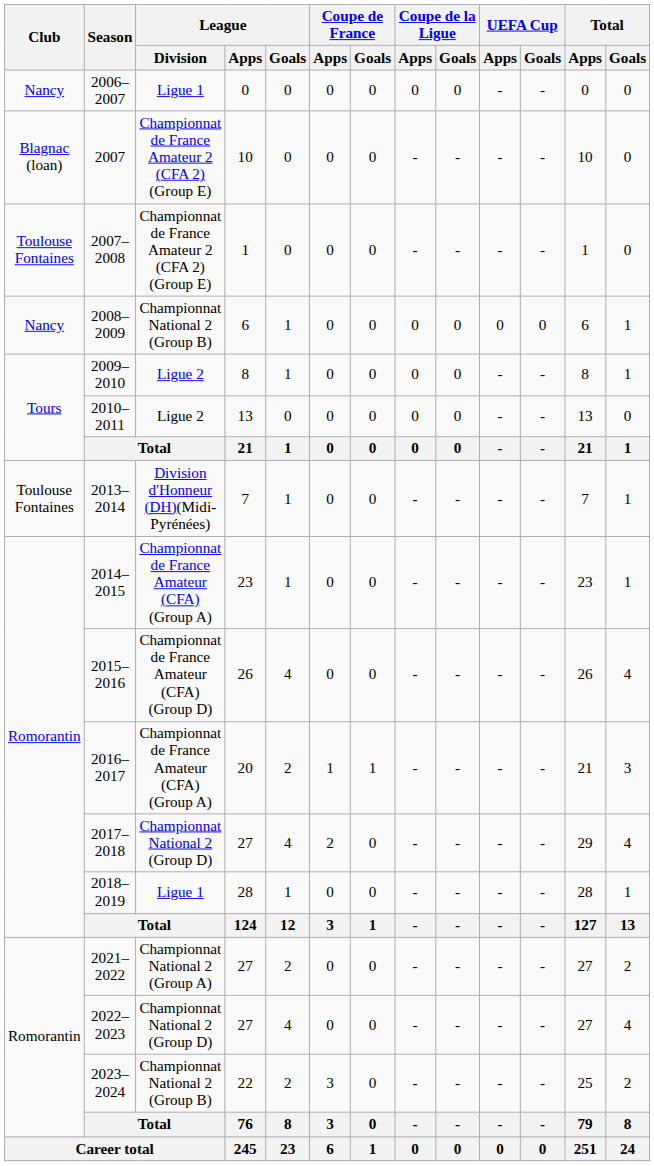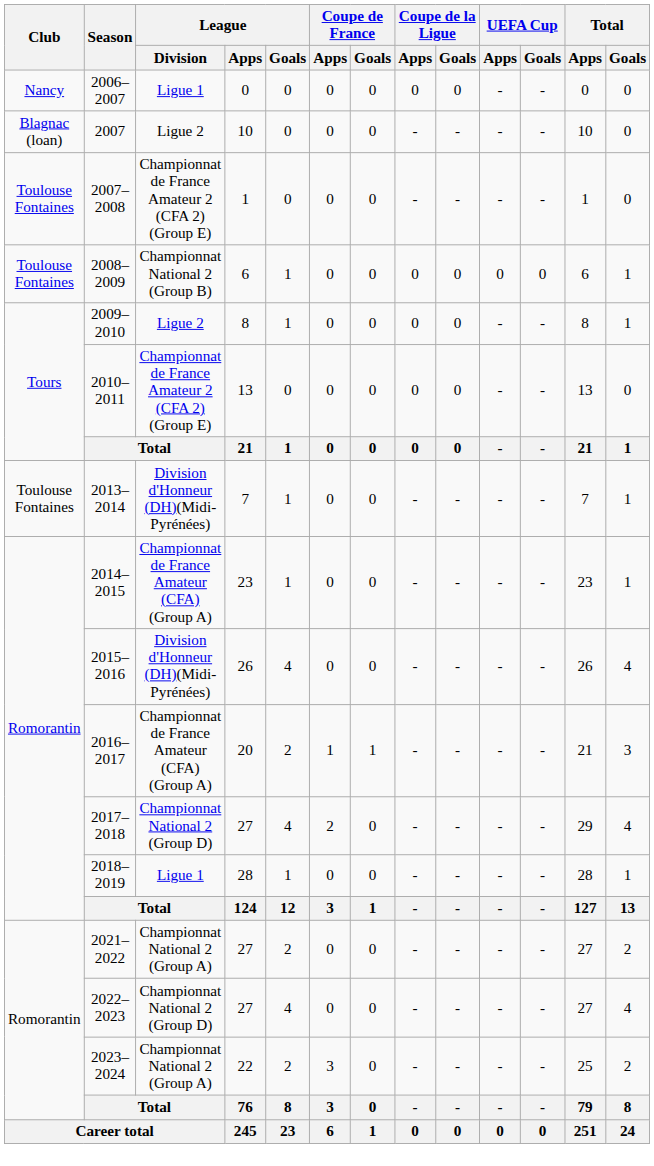(180, 157) Championnat de France Amateur 2 (CFA 2) (Group E) -> (180, 131) Ligue 2
(44, 325) Nancy -> (44, 273) Toulouse Fontaines
(180, 416) Ligue 2 -> (180, 390) Championnat de France Amateur 2 (CFA 2) (Group E)
(180, 675) Championnat de France Amateur (CFA)(Group D) -> (180, 666) Division d'Honneur (DH)(Midi-Pyrénées)
(180, 1083) Championnat National 2 (Group B) -> (180, 1066) Championnat National 2 (Group A)
